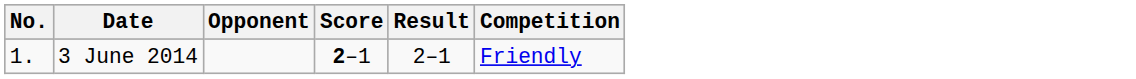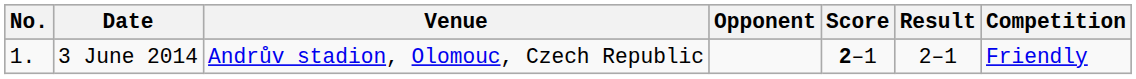+ column: (456, 22)
